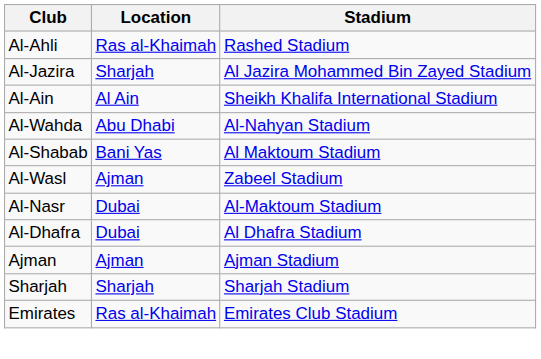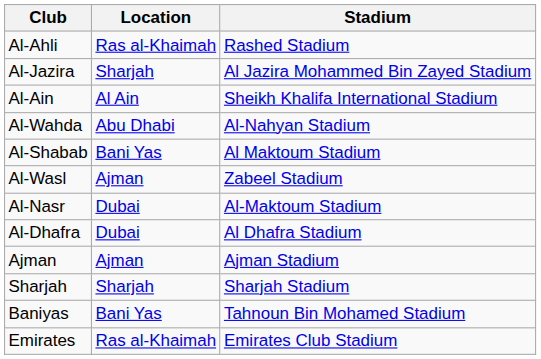+ row: (39, 313)
